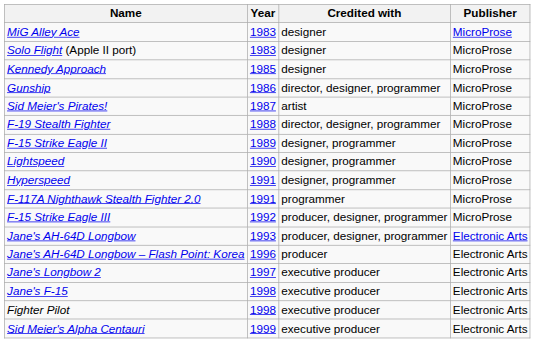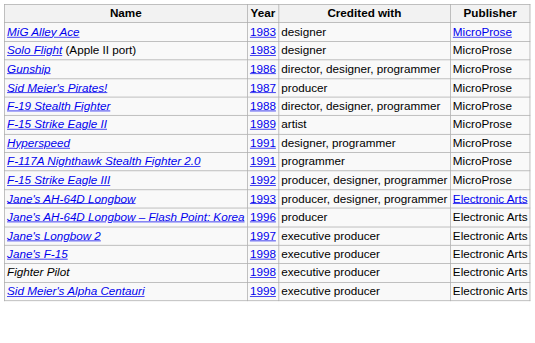- row: (57, 69)
(294, 106) artist -> (304, 87) producer
(338, 143) designer, programmer -> (294, 124) artist
- row: (36, 161)
